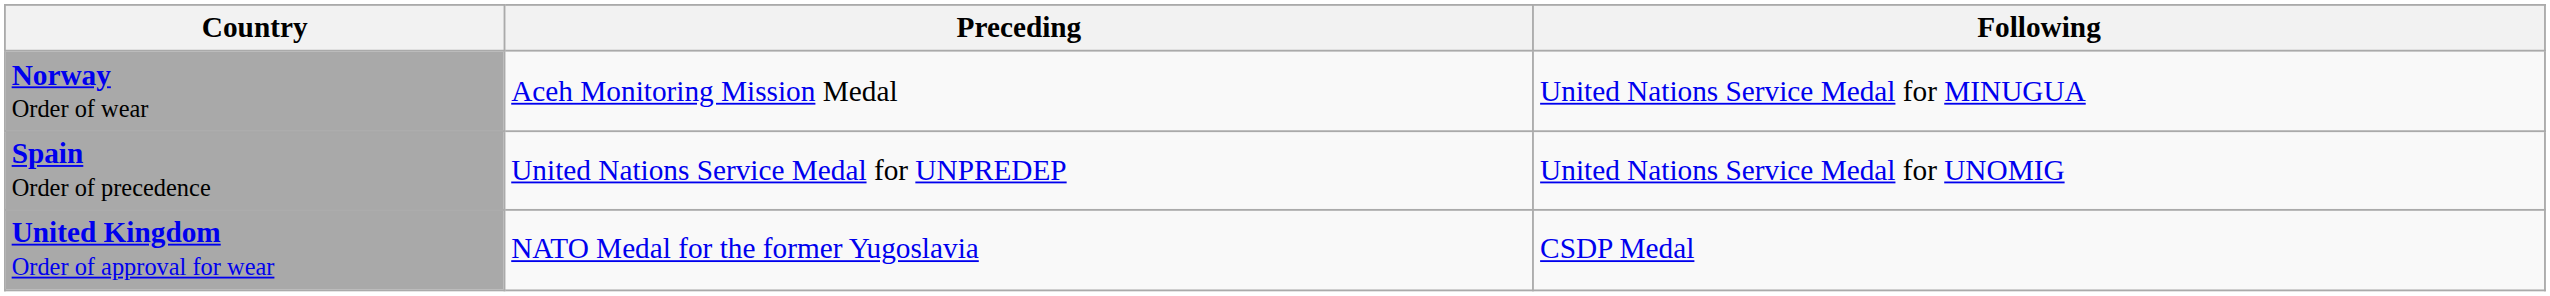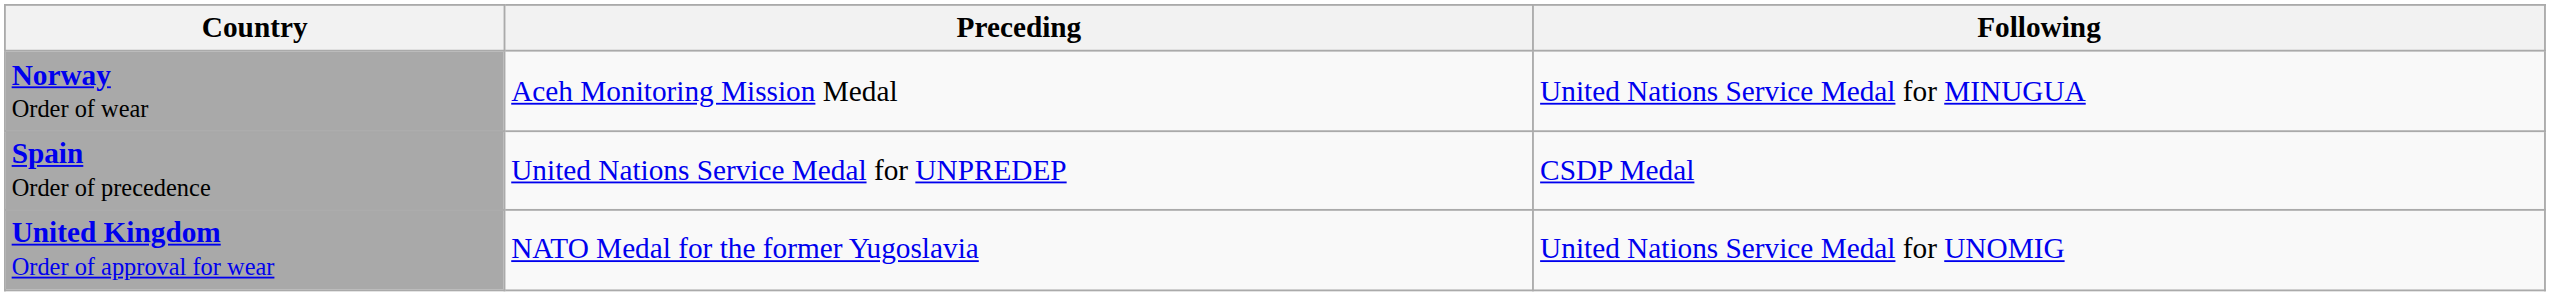(1802, 170) United Nations Service Medal for UNOMIG -> (1617, 170) CSDP Medal
(1617, 249) CSDP Medal -> (1802, 249) United Nations Service Medal for UNOMIG
